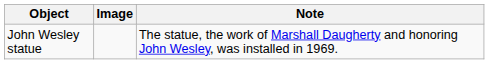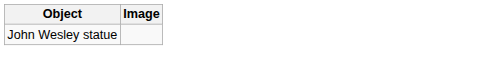- column: (310, 14)
